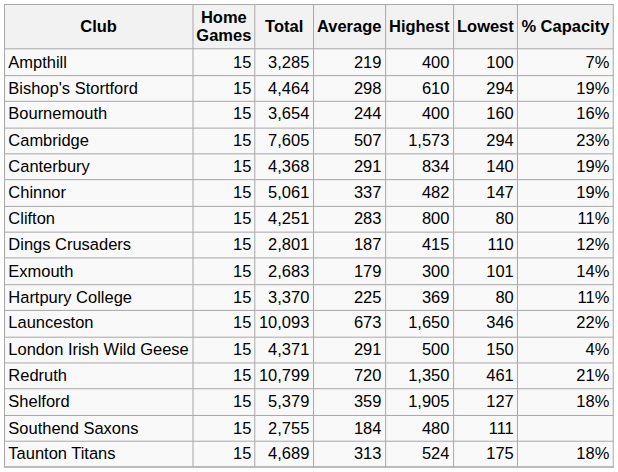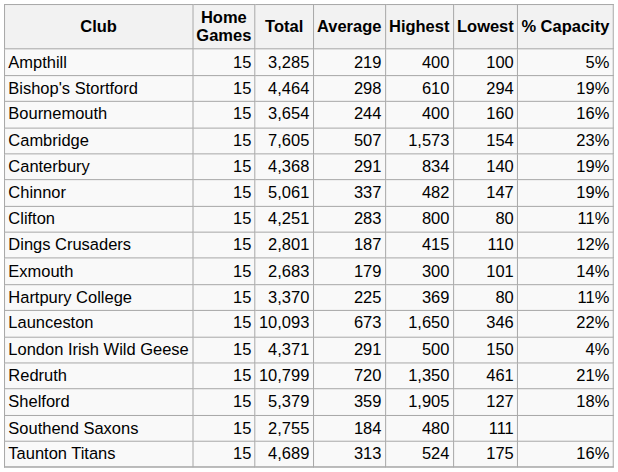(597, 62) 7% -> (597, 62) 5%
(500, 140) 294 -> (500, 140) 154
(593, 454) 18% -> (593, 454) 16%
